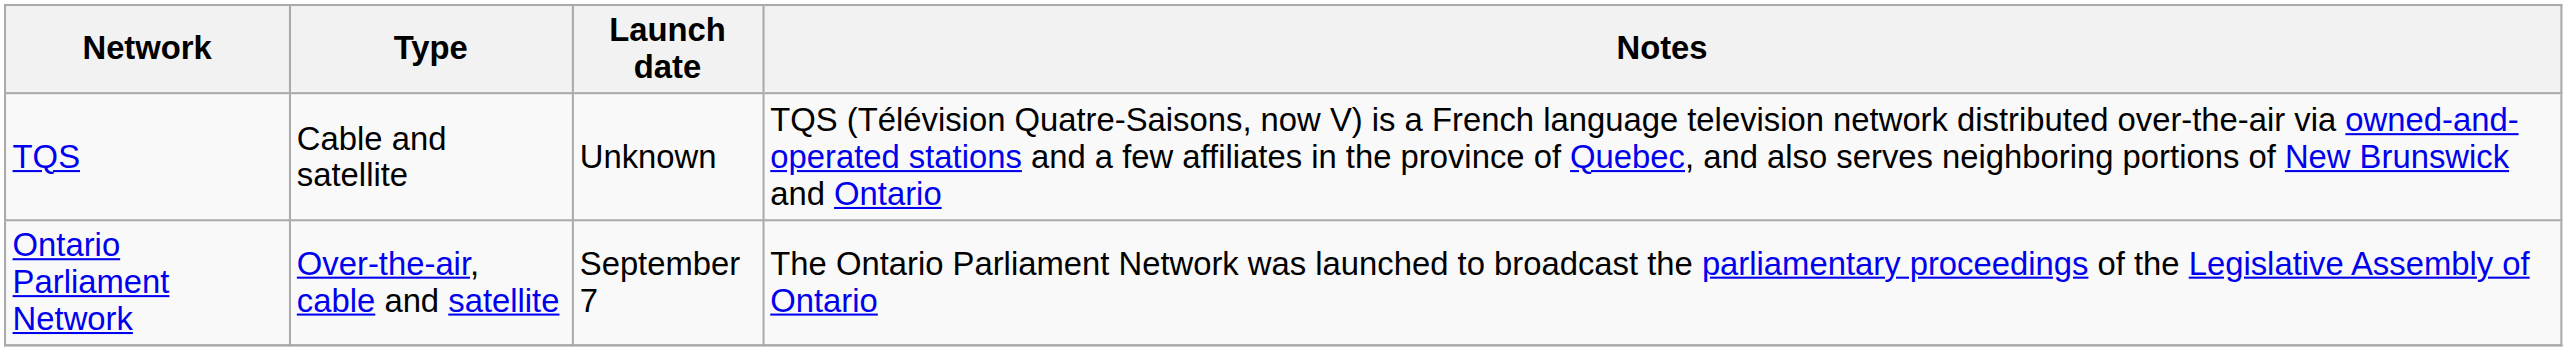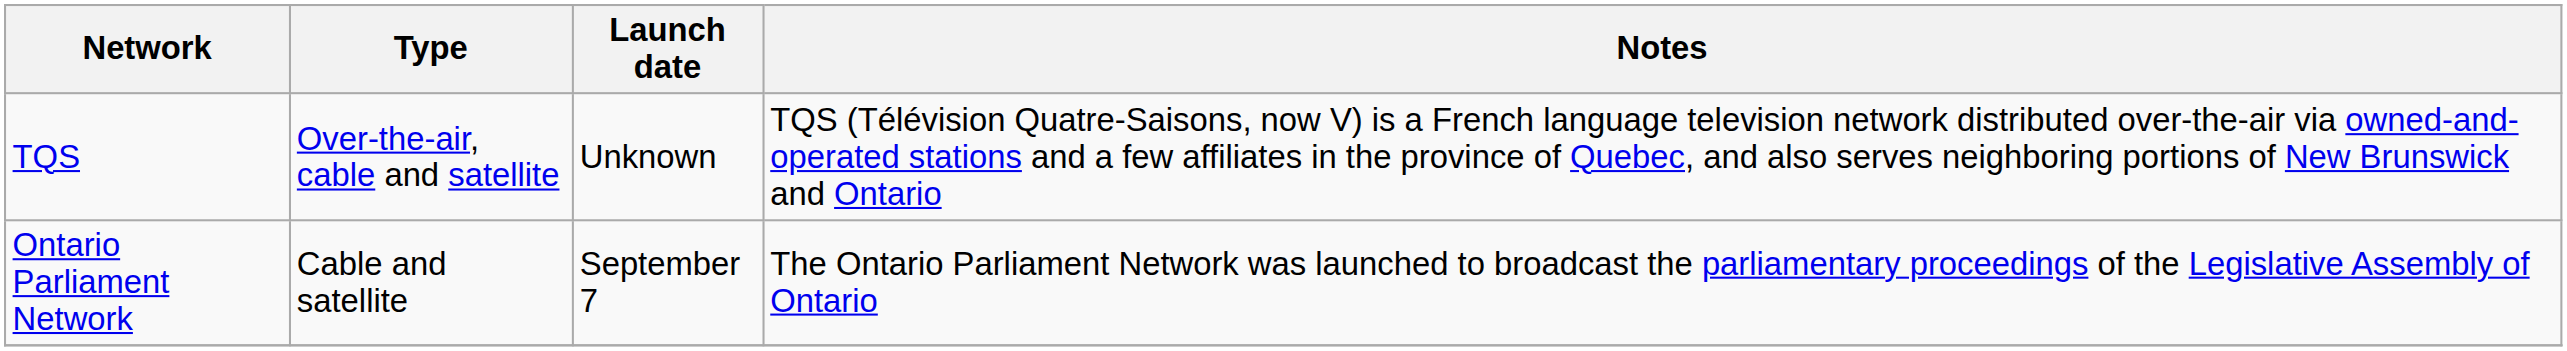(372, 156) Cable and satellite -> (428, 156) Over-the-air, cable and satellite
(428, 282) Over-the-air, cable and satellite -> (372, 282) Cable and satellite
